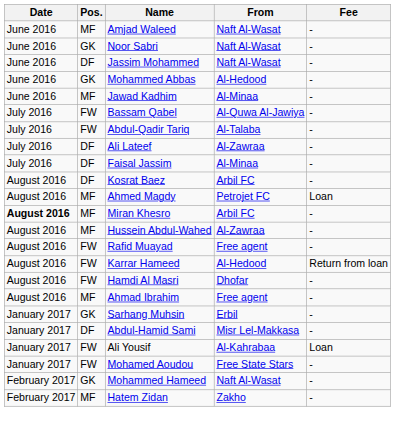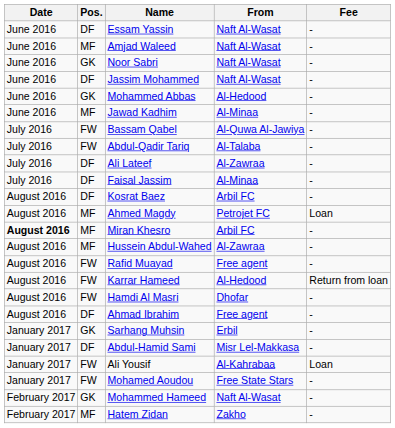+ row: (140, 29)
(88, 297) MF -> (87, 314) DF
